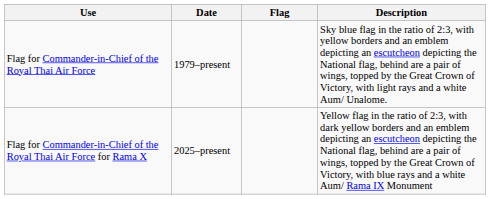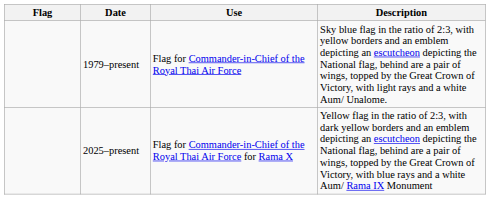columns swapped: (280, 12) <-> (88, 12)
